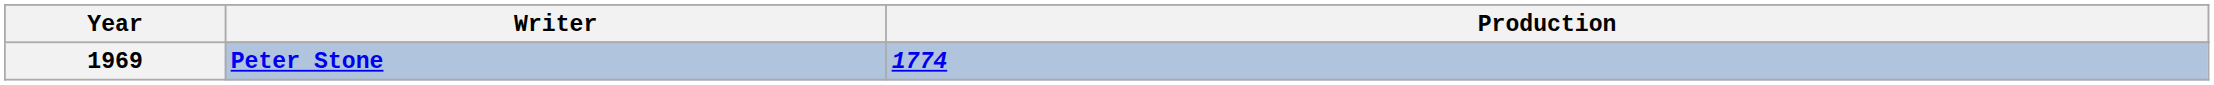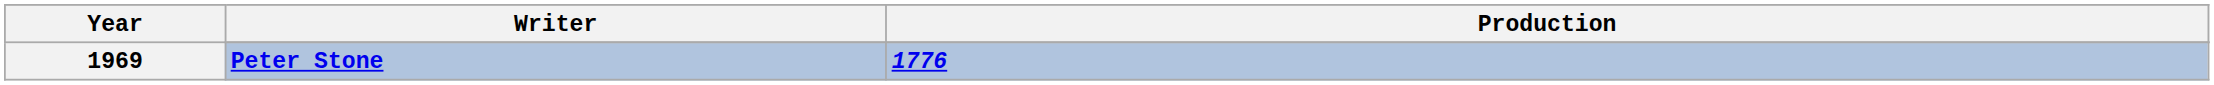(919, 61) 1774 -> (919, 61) 1776
